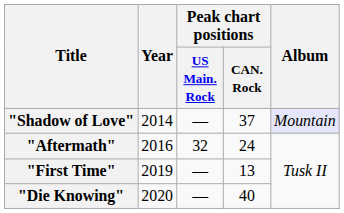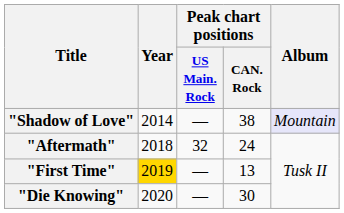(247, 120) 37 -> (247, 120) 38
(157, 145) 2016 -> (157, 145) 2018
(157, 171) no background -> (157, 171) gold background
(247, 196) 40 -> (247, 196) 30
